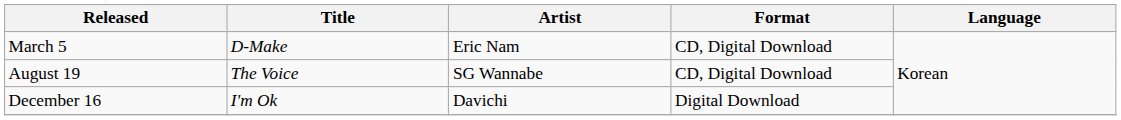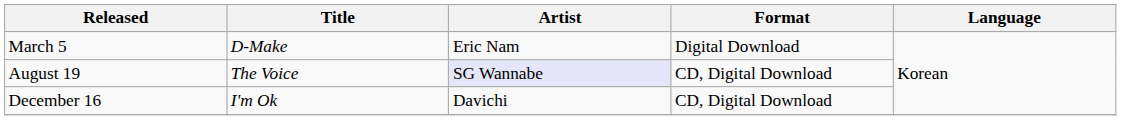(754, 45) CD, Digital Download -> (737, 45) Digital Download
(498, 73) no background -> (498, 73) lavender background
(737, 100) Digital Download -> (754, 100) CD, Digital Download
